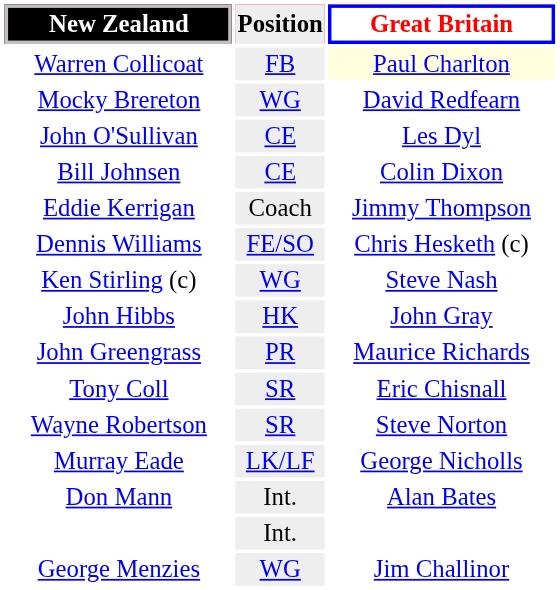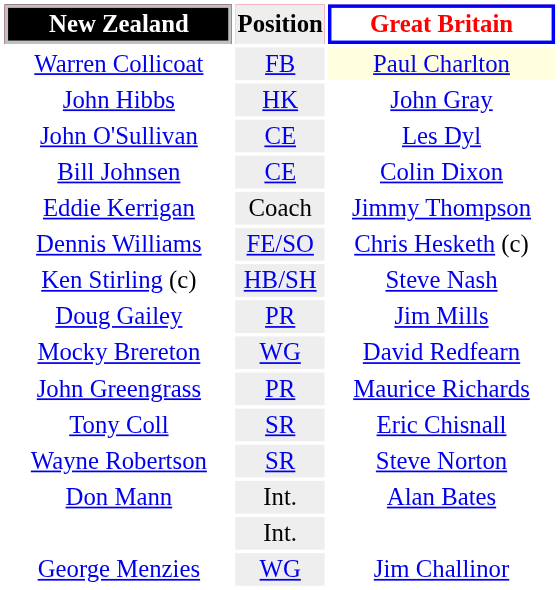rows swapped: (119, 99) <-> (119, 316)
(280, 280) WG -> (280, 280) HB/SH
+ row: (119, 316)
- row: (119, 460)
